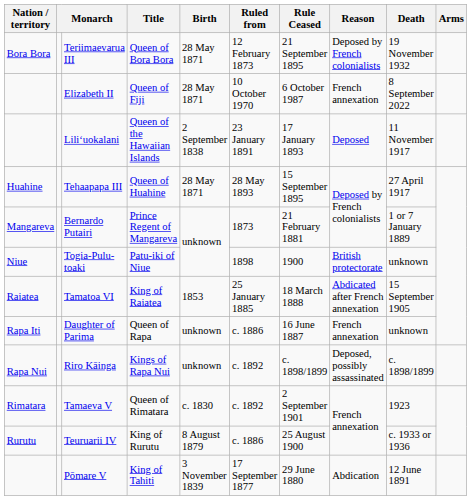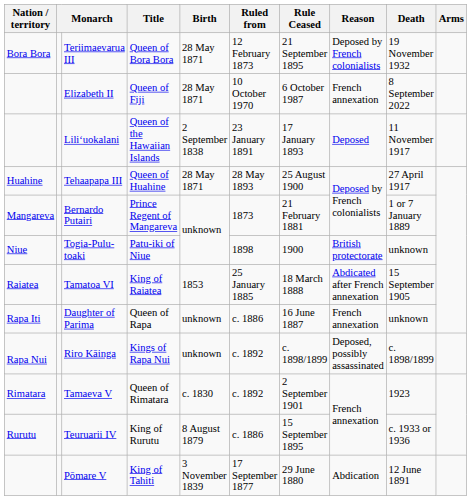(305, 186) 15 September 1895 -> (304, 180) 25 August 1900
(304, 440) 25 August 1900 -> (305, 434) 15 September 1895
